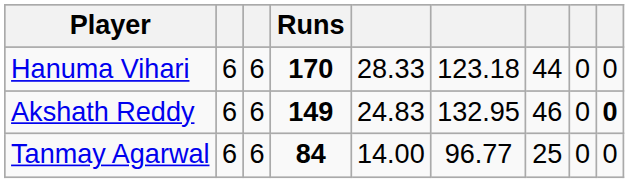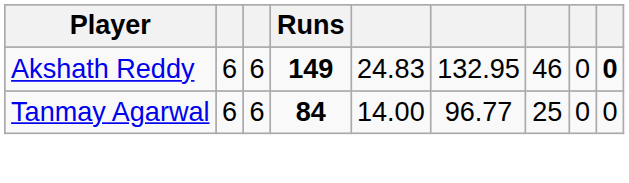- row: (100, 68)
